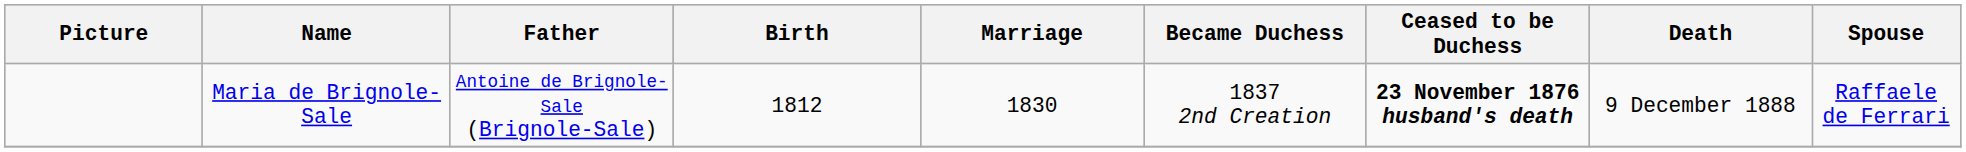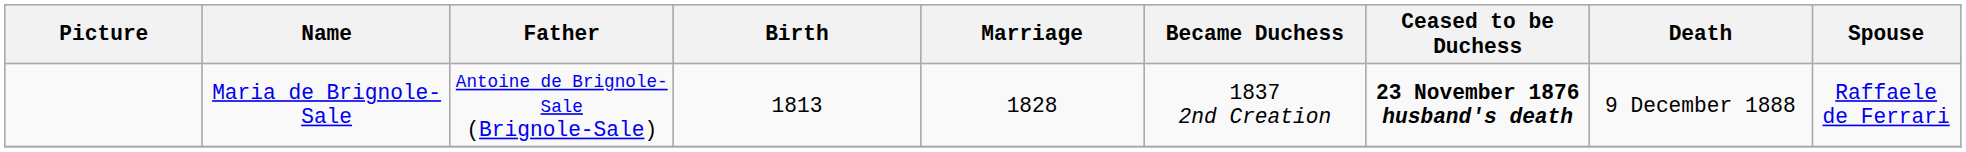(797, 106) 1812 -> (797, 106) 1813
(1032, 106) 1830 -> (1032, 106) 1828
